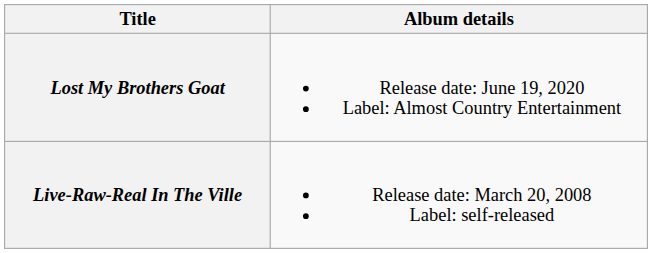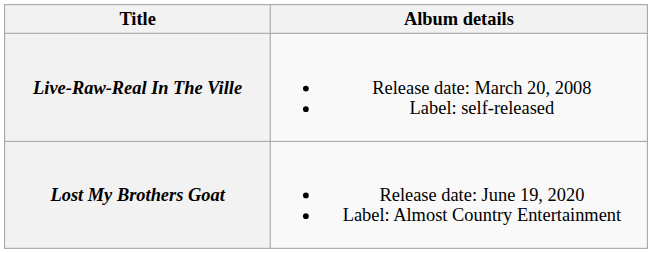rows swapped: (138, 194) <-> (138, 87)
